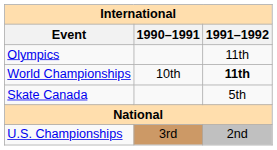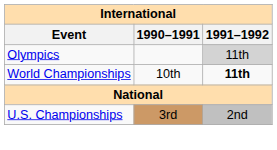(237, 54) no background -> (237, 54) lightgrey background
- row: (47, 94)
